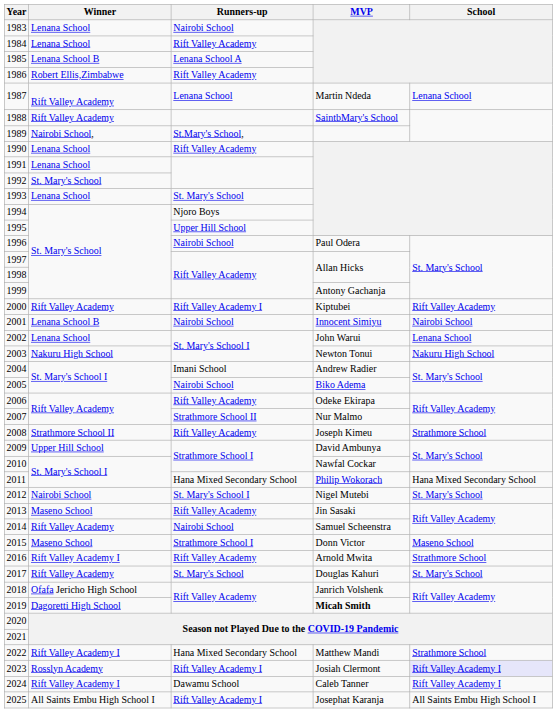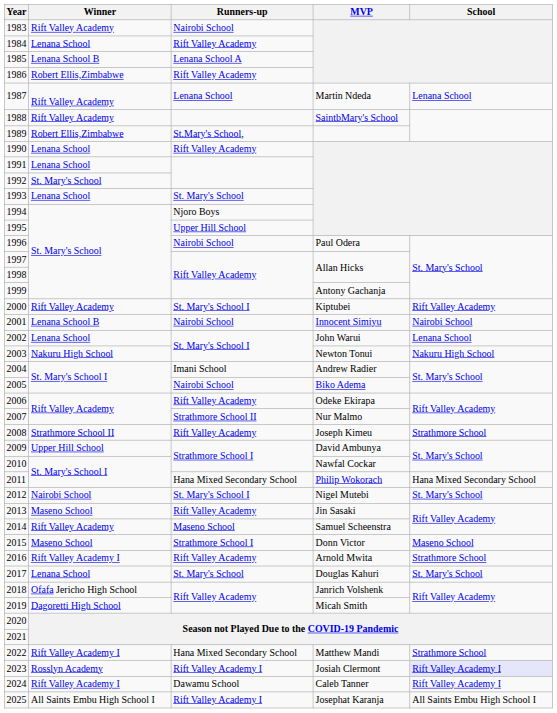(61, 28) Lenana School -> (73, 28) Rift Valley Academy
(62, 133) Nairobi School, -> (77, 133) Robert Ellis,Zimbabwe
(218, 306) Rift Valley Academy I -> (211, 306) St. Mary's School I
(203, 526) Nairobi School -> (204, 526) Maseno School
(73, 574) Rift Valley Academy -> (61, 574) Lenana School
(343, 605) bold -> (341, 605) normal
